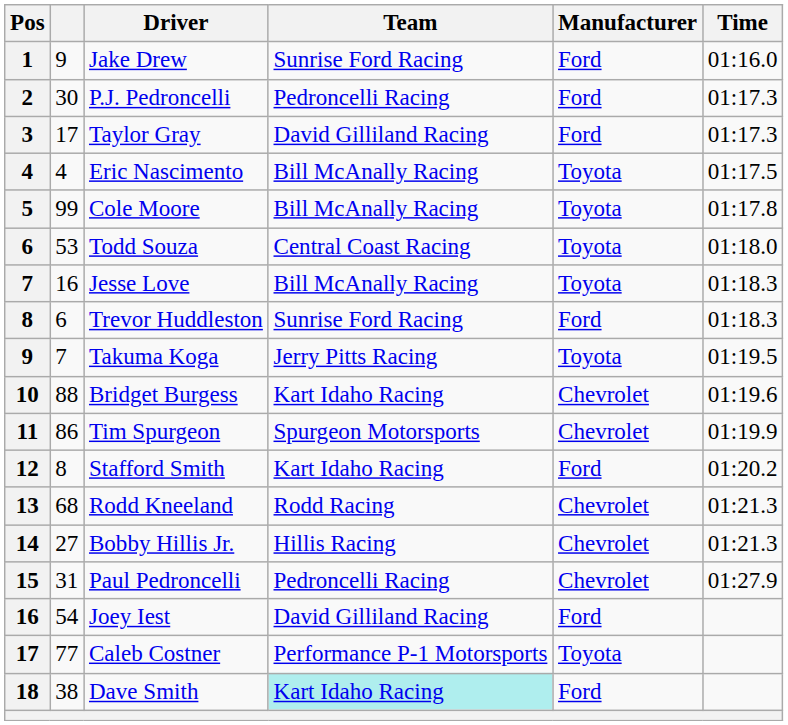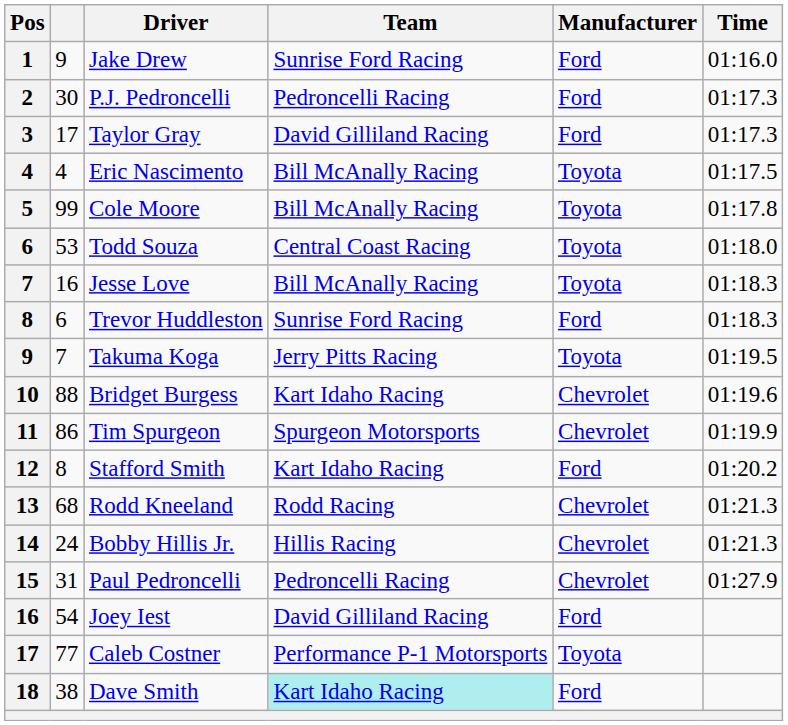(67, 542) 27 -> (67, 542) 24
